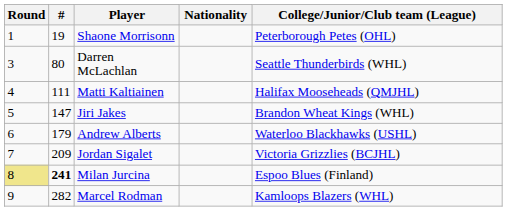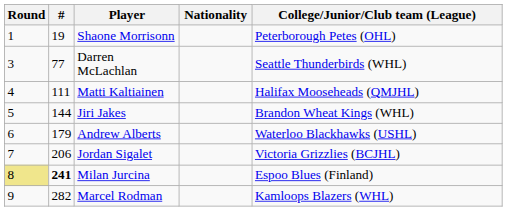(58, 63) 80 -> (58, 63) 77
(61, 112) 147 -> (61, 112) 144
(61, 154) 209 -> (61, 154) 206
